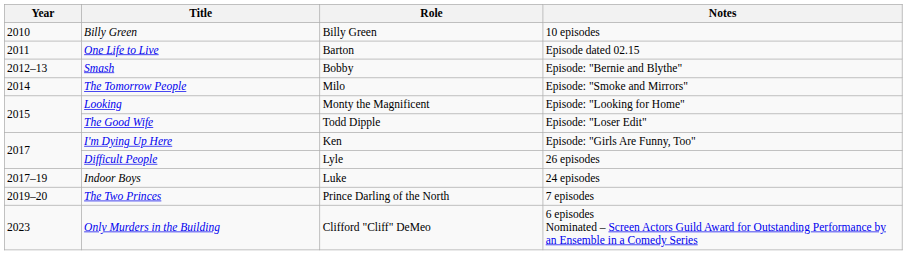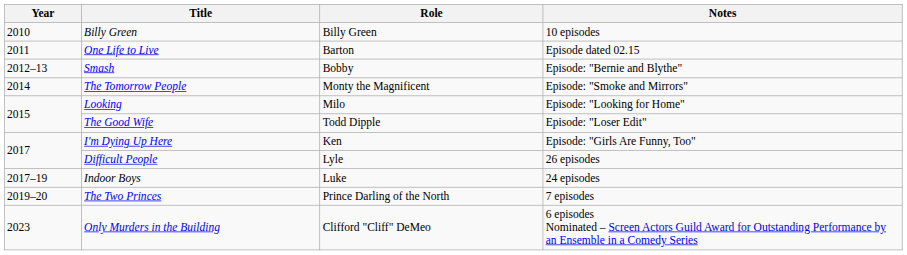(334, 86) Milo -> (376, 86) Monty the Magnificent
(376, 104) Monty the Magnificent -> (334, 104) Milo
